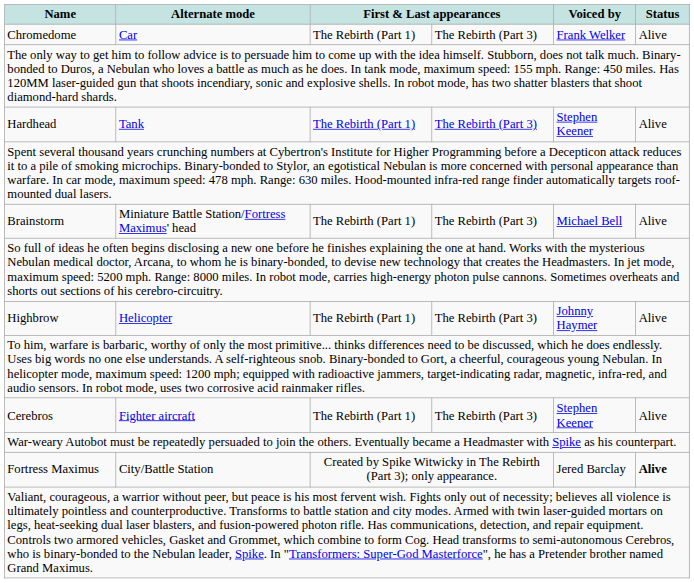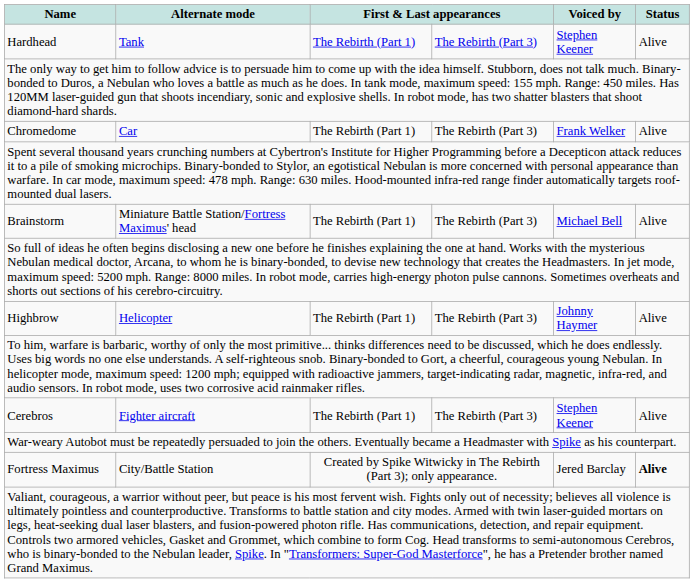rows swapped: (32, 124) <-> (42, 34)
